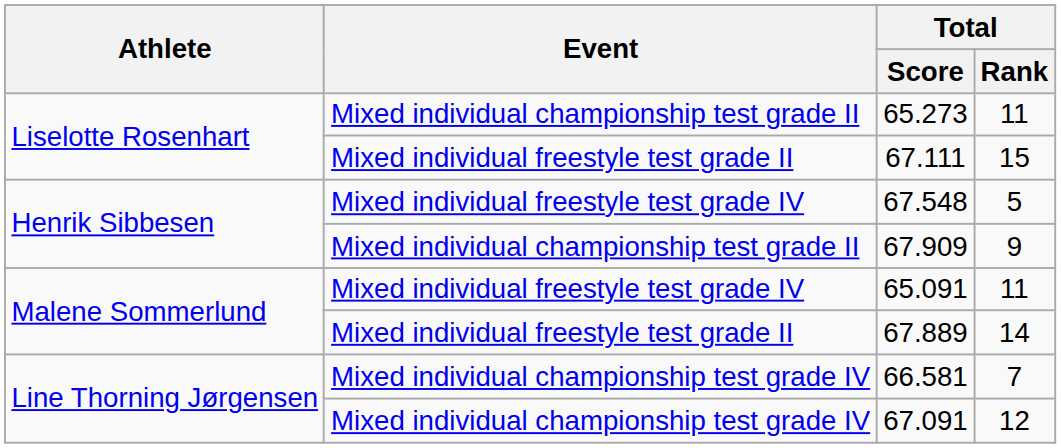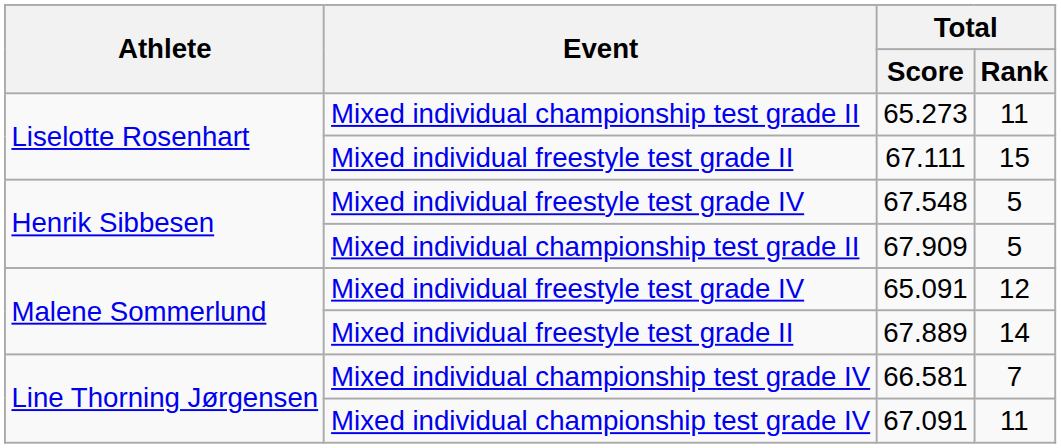(1014, 246) 9 -> (1014, 246) 5
(1014, 289) 11 -> (1014, 289) 12
(1014, 420) 12 -> (1014, 420) 11
